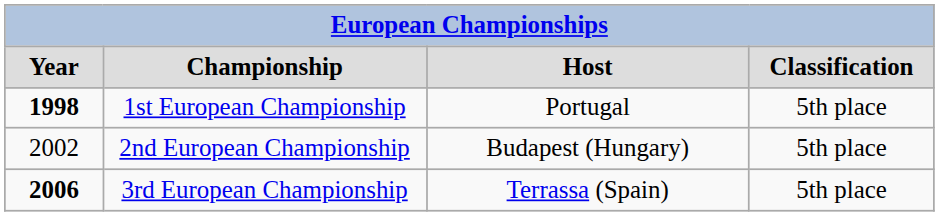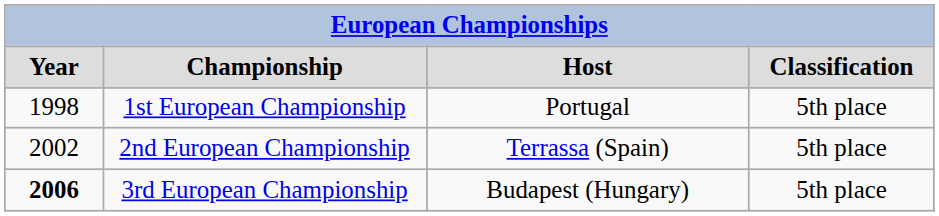(54, 107) bold -> (54, 107) normal
(588, 148) Budapest (Hungary) -> (588, 148) Terrassa (Spain)
(588, 189) Terrassa (Spain) -> (588, 189) Budapest (Hungary)
